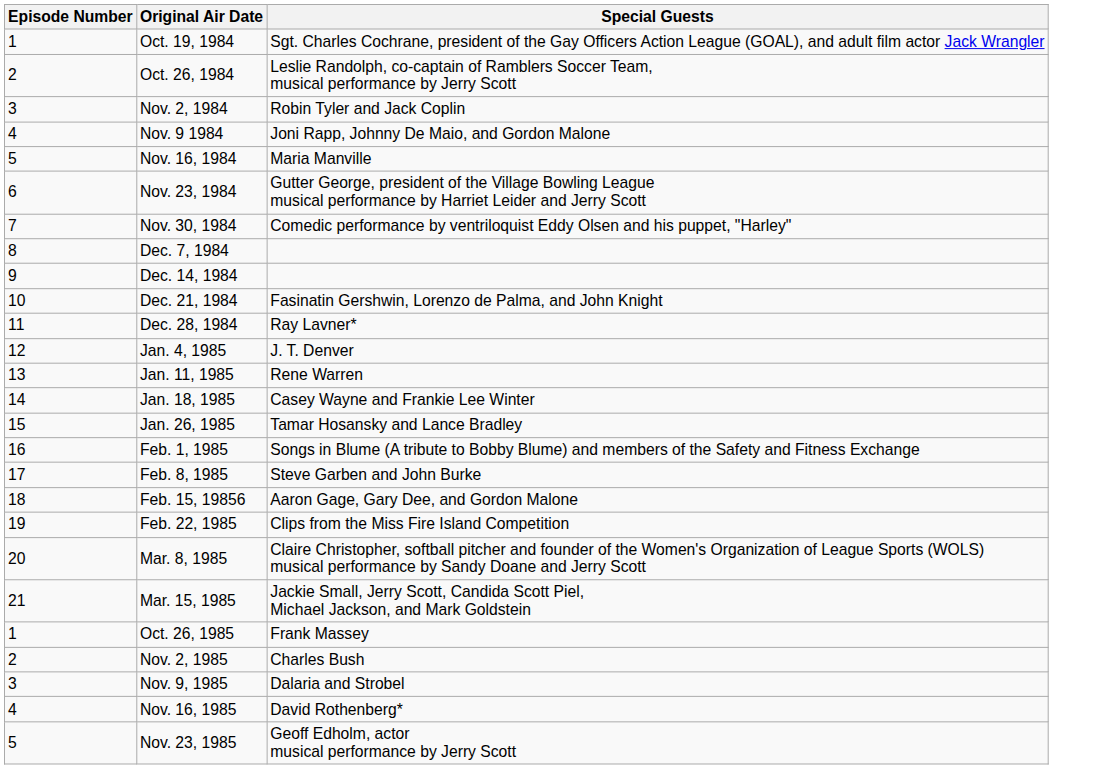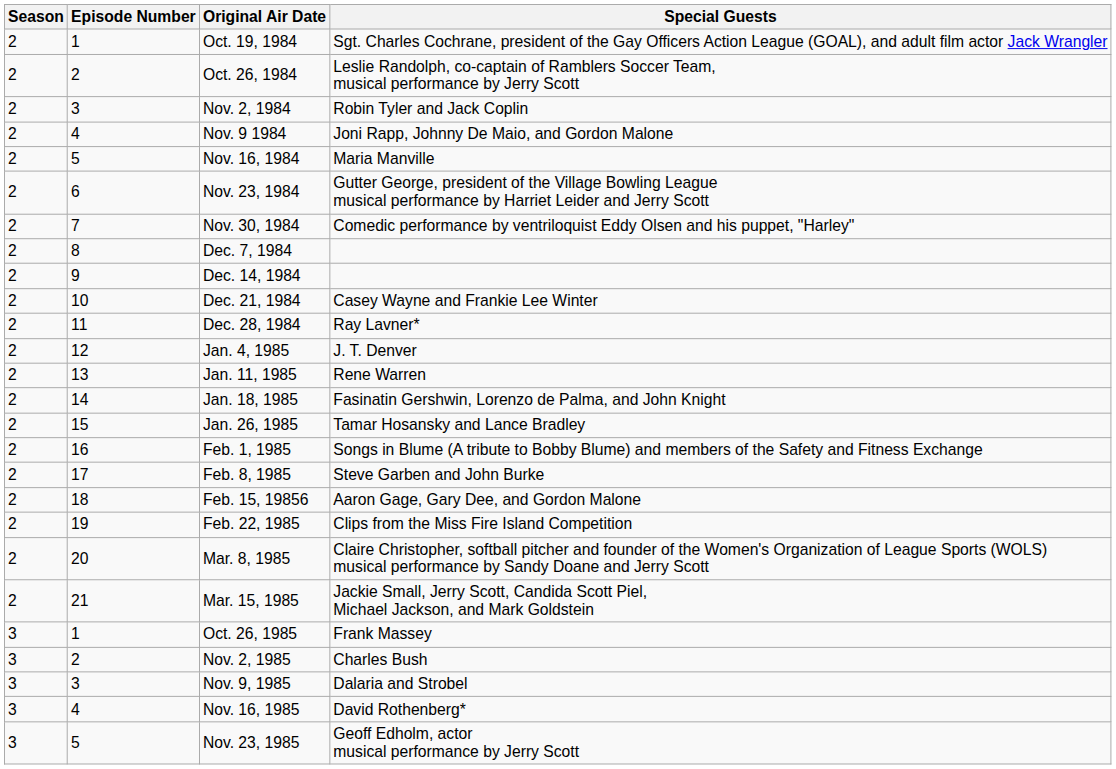+ column: (36, 16)
(466, 300) Fasinatin Gershwin, Lorenzo de Palma, and John Knight -> (465, 300) Casey Wayne and Frankie Lee Winter
(402, 400) Casey Wayne and Frankie Lee Winter -> (529, 400) Fasinatin Gershwin, Lorenzo de Palma, and John Knight
